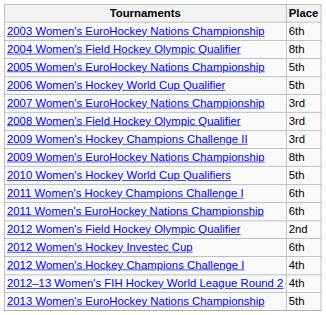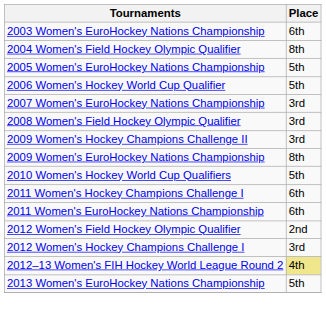- row: (100, 247)
(297, 265) 4th -> (297, 247) 3rd
(297, 283) no background -> (297, 265) khaki background
